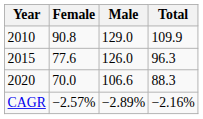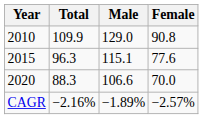columns swapped: (173, 15) <-> (74, 15)
(117, 59) 126.0 -> (117, 59) 115.1
(123, 102) −2.89% -> (123, 102) −1.89%
